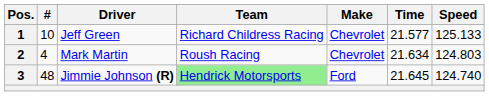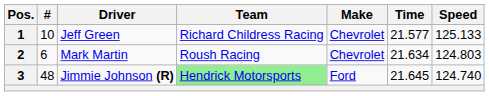(44, 55) 4 -> (44, 55) 6
